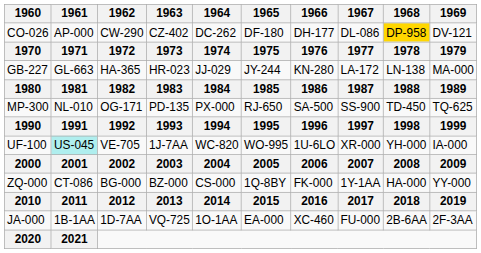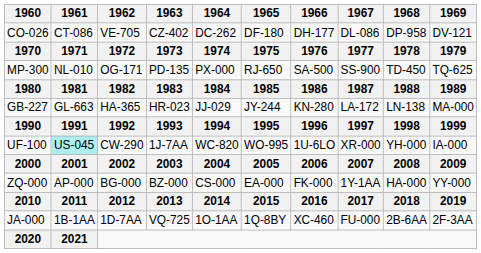(74, 32) AP-000 -> (73, 32) CT-086
(122, 32) CW-290 -> (120, 32) VE-705
(406, 32) gold background -> (406, 32) no background
rows swapped: (28, 70) <-> (28, 107)
(120, 145) VE-705 -> (122, 145) CW-290
(73, 182) CT-086 -> (74, 182) AP-000
(265, 182) 1Q-8BY -> (264, 182) EA-000
(264, 220) EA-000 -> (265, 220) 1Q-8BY
